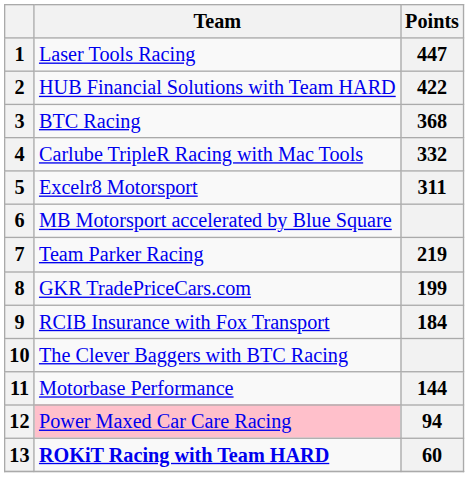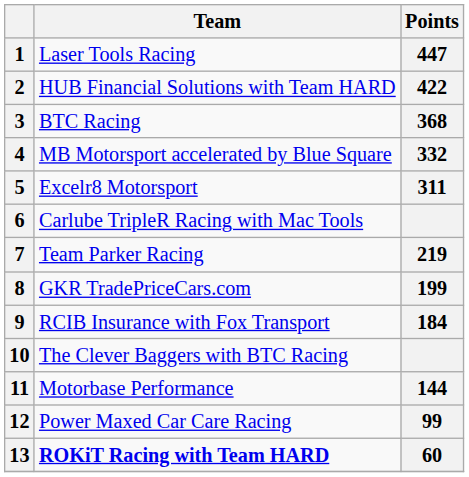(201, 154) Carlube TripleR Racing with Mac Tools -> (215, 154) MB Motorsport accelerated by Blue Square
(215, 221) MB Motorsport accelerated by Blue Square -> (201, 221) Carlube TripleR Racing with Mac Tools
(165, 421) pink background -> (165, 421) no background
(432, 421) 94 -> (432, 421) 99
